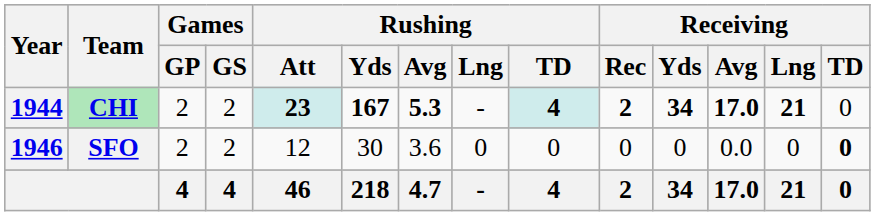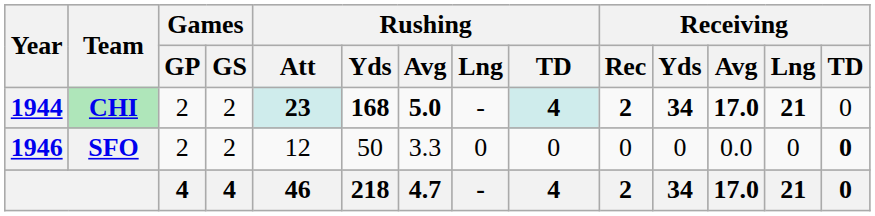(370, 107) 167 -> (370, 107) 168
(425, 107) 5.3 -> (425, 107) 5.0
(370, 148) 30 -> (370, 148) 50
(425, 148) 3.6 -> (425, 148) 3.3
